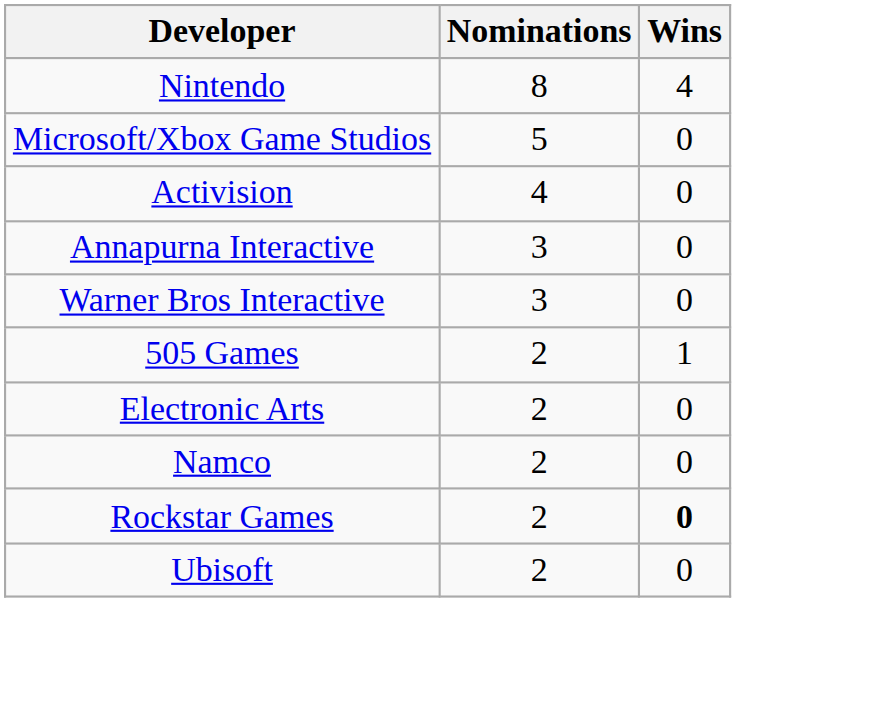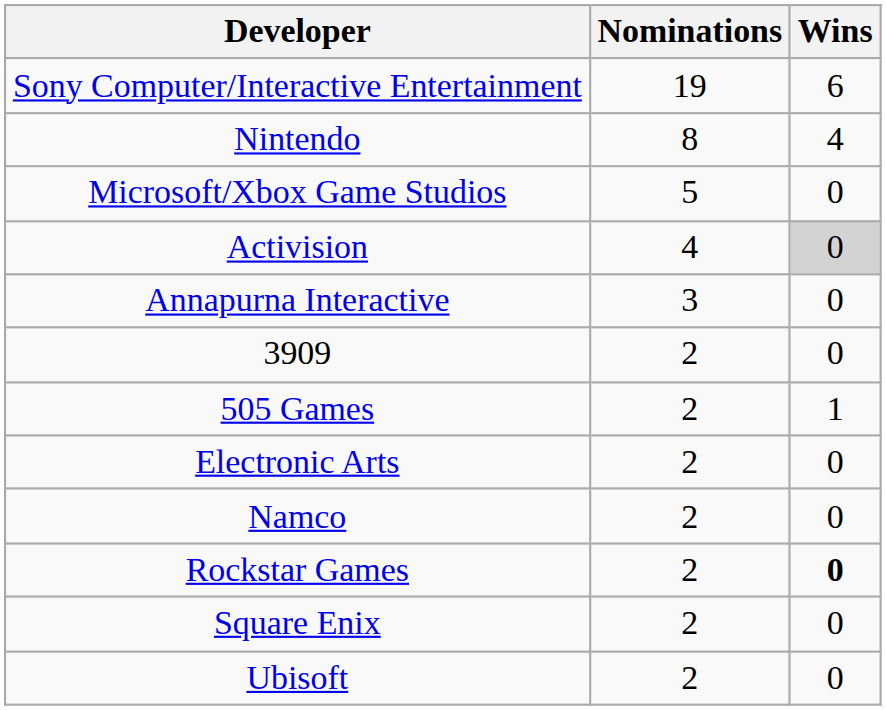+ row: (297, 85)
(685, 192) no background -> (835, 246) lightgrey background
- row: (222, 300)
+ row: (297, 354)
+ row: (297, 623)
